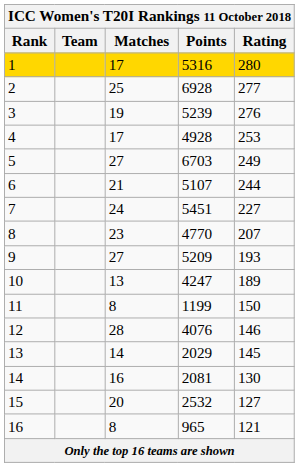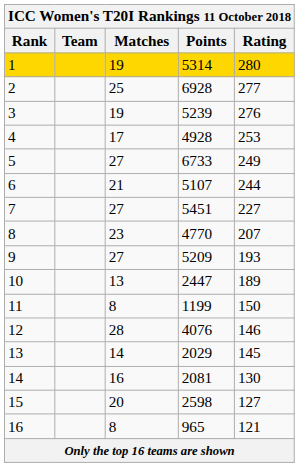(116, 64) 17 -> (116, 64) 19
(197, 64) 5316 -> (197, 64) 5314
(197, 161) 6703 -> (197, 161) 6733
(116, 209) 24 -> (116, 209) 27
(197, 281) 4247 -> (197, 281) 2447
(197, 402) 2532 -> (197, 402) 2598
